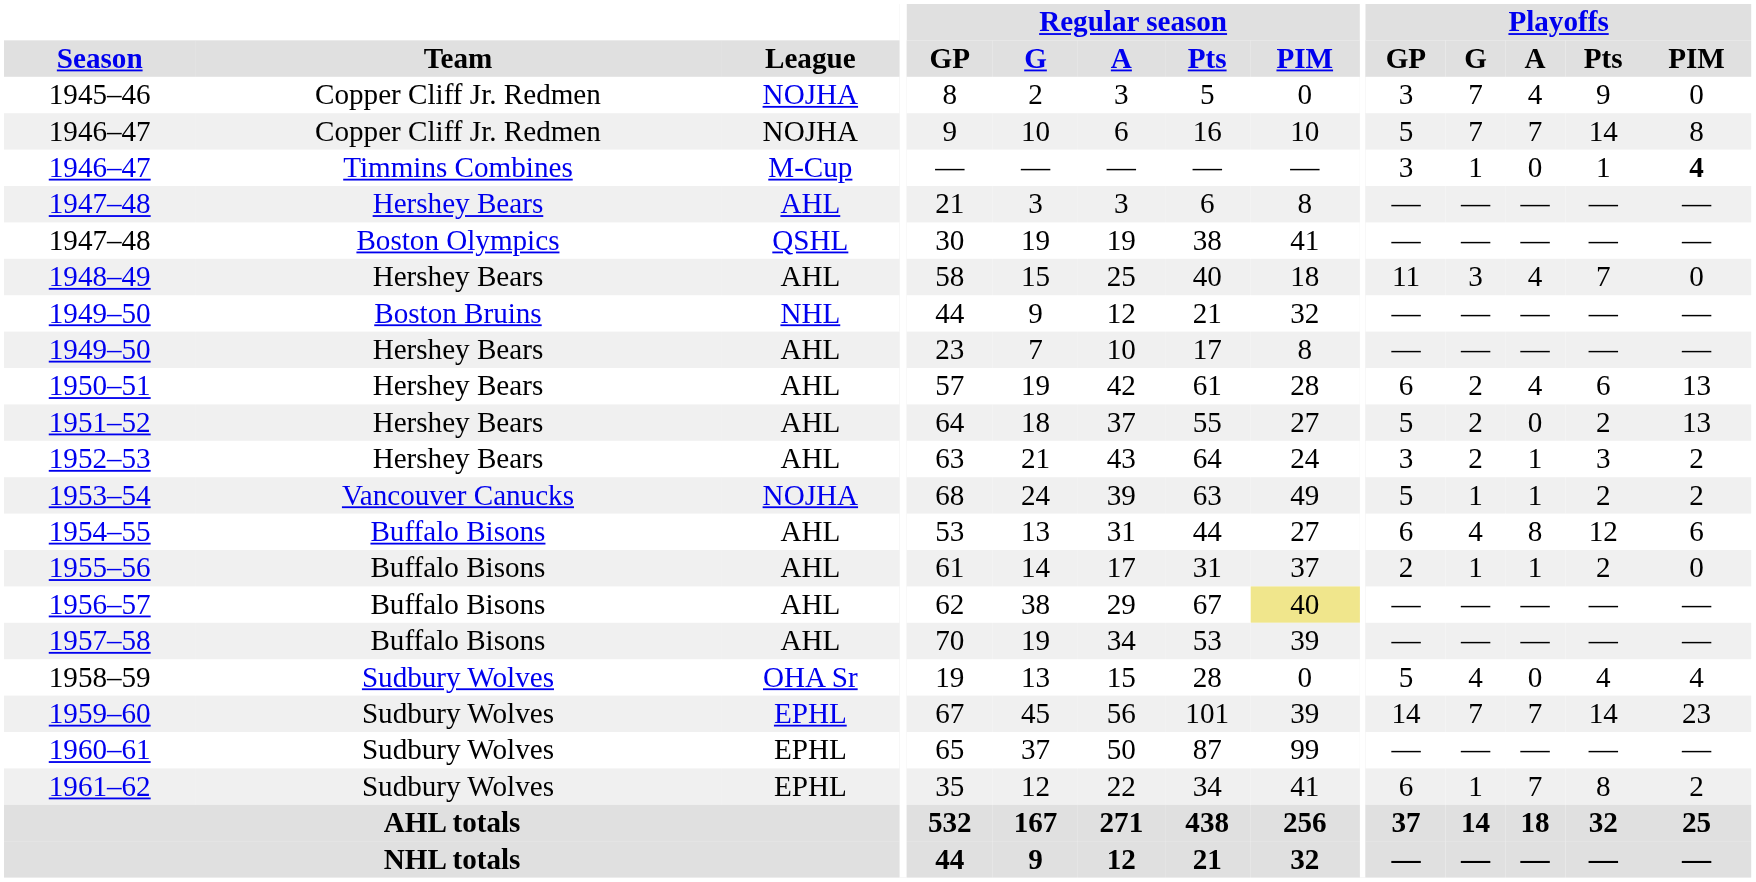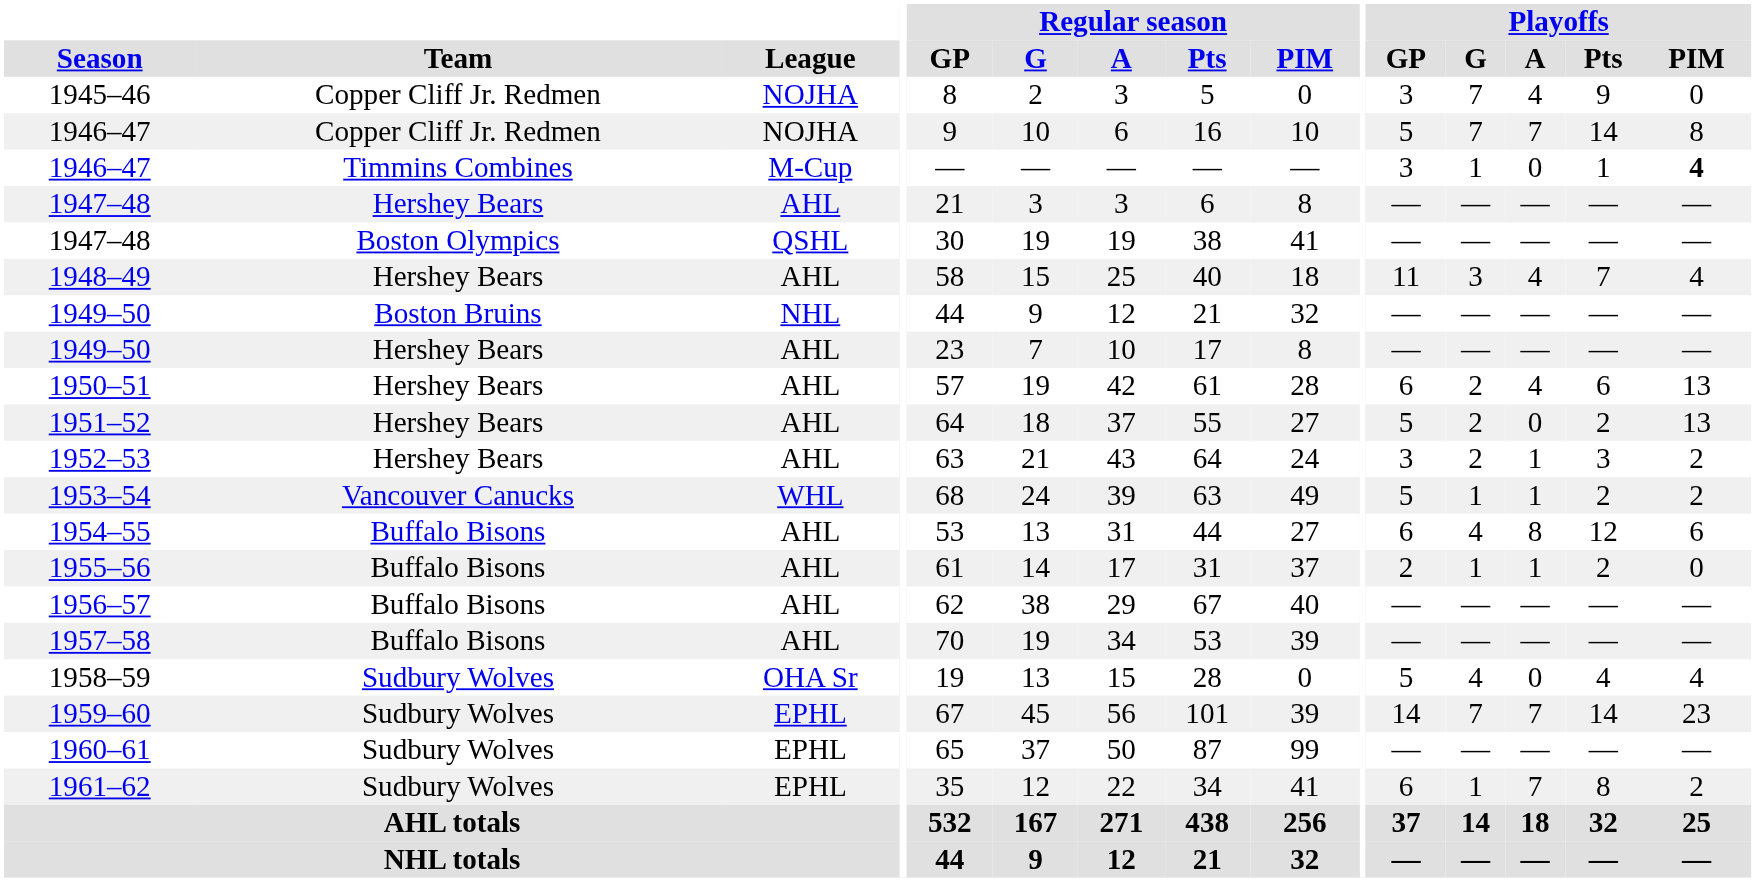(1696, 276) 0 -> (1696, 276) 4
(810, 494) NOJHA -> (810, 494) WHL
(1305, 604) khaki background -> (1305, 604) no background
